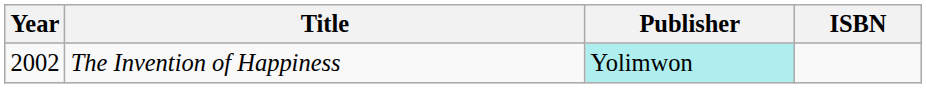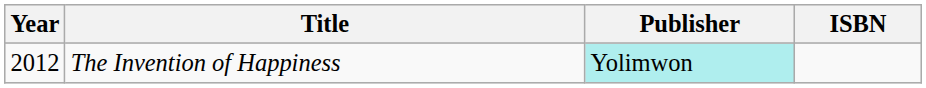(35, 62) 2002 -> (35, 62) 2012
